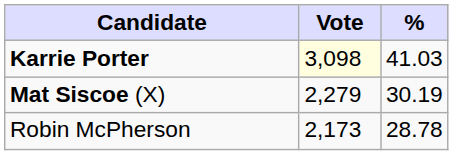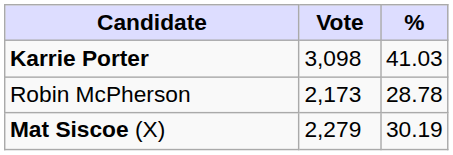(333, 58) lightyellow background -> (333, 58) no background
rows swapped: (88, 94) <-> (100, 130)
